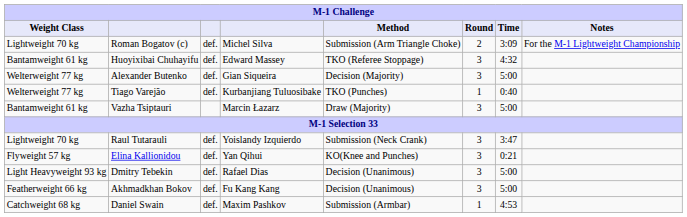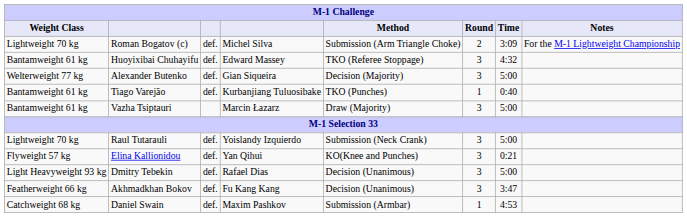(45, 92) Welterweight 77 kg -> (47, 92) Bantamweight 61 kg
(509, 140) 3:47 -> (509, 140) 5:00
(509, 188) 5:00 -> (509, 188) 3:47
